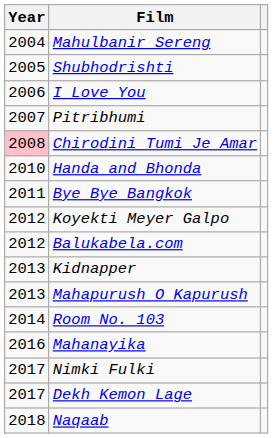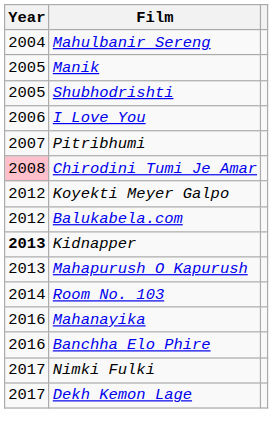+ row: (76, 68)
- row: (127, 168)
- row: (122, 194)
(27, 269) normal -> (27, 244) bold
+ row: (132, 345)
- row: (81, 421)
